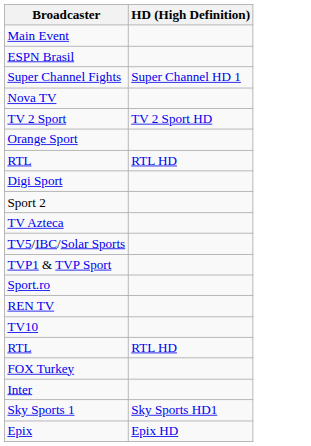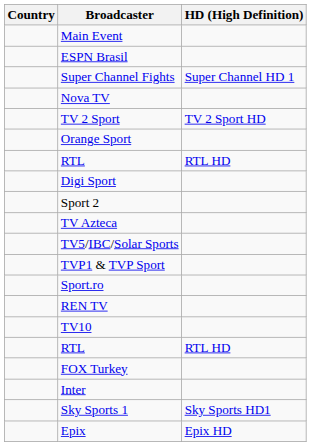+ column: (31, 14)
